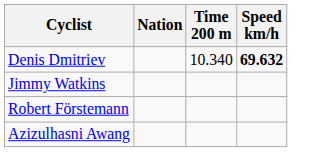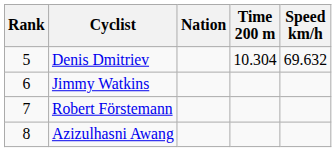+ column: (26, 25)
(211, 59) 10.340 -> (255, 59) 10.304
(262, 59) bold -> (305, 59) normal
